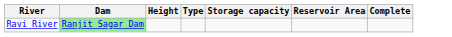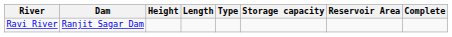+ column: (198, 12)
(103, 25) lightgreen background -> (103, 25) no background
